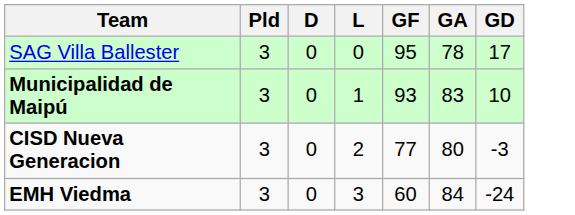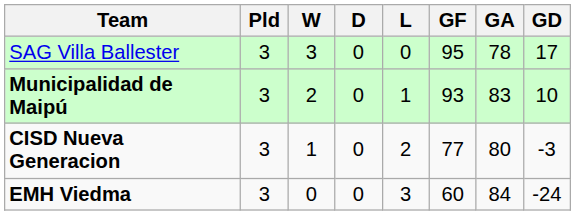+ column: (311, 20)
